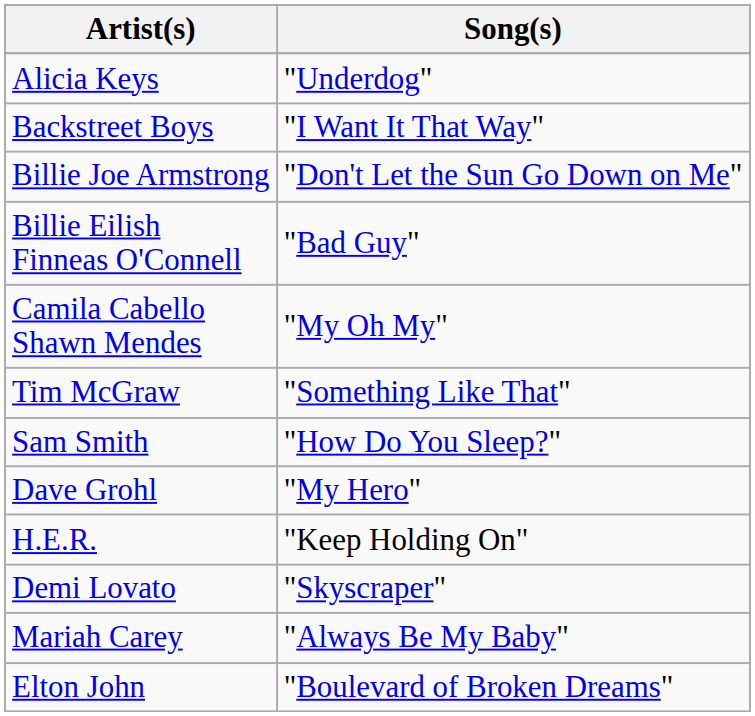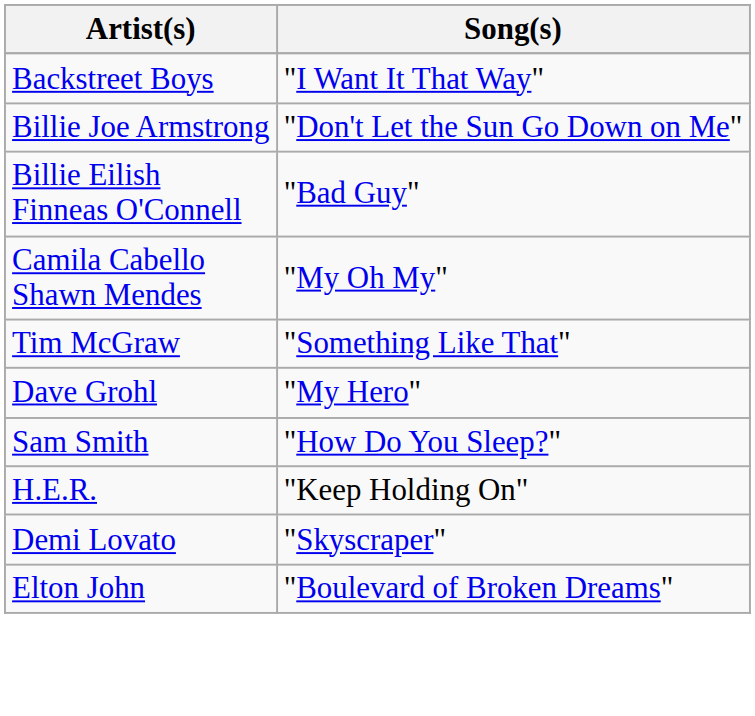- row: (85, 77)
rows swapped: (85, 490) <-> (80, 441)
- row: (97, 637)
